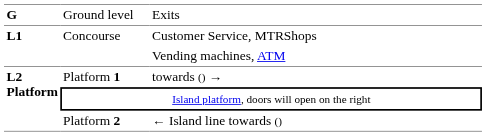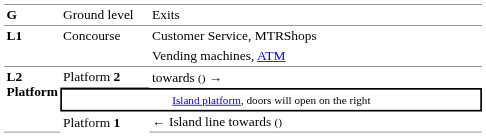(92, 77) Platform 1 -> (92, 77) Platform 2
(92, 120) Platform 2 -> (92, 122) Platform 1
